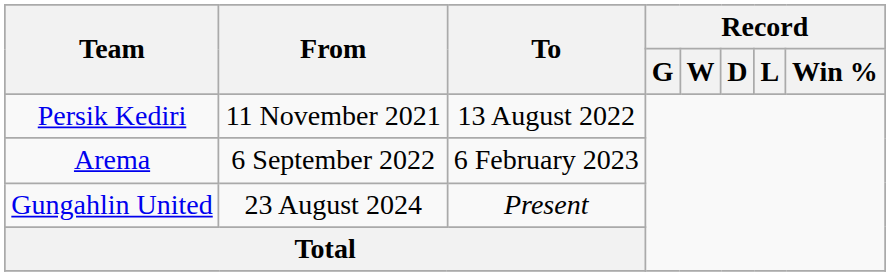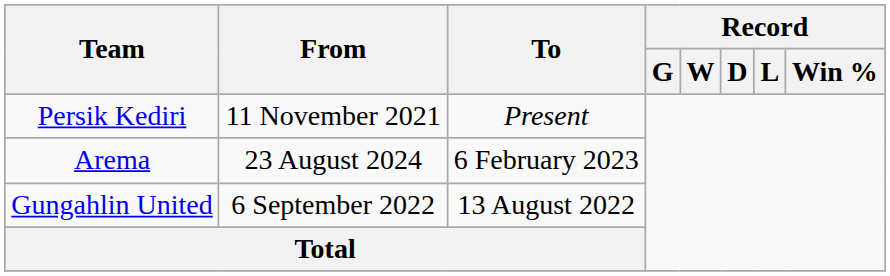(546, 115) 13 August 2022 -> (546, 115) Present
(333, 159) 6 September 2022 -> (333, 159) 23 August 2024
(333, 204) 23 August 2024 -> (333, 204) 6 September 2022
(546, 204) Present -> (546, 204) 13 August 2022
